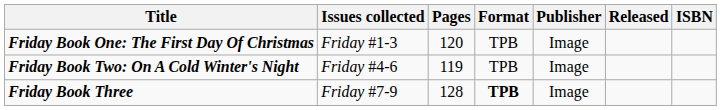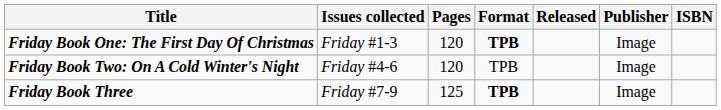columns swapped: (569, 17) <-> (639, 17)
(504, 42) normal -> (504, 42) bold
(451, 67) 119 -> (451, 67) 120
(451, 92) 128 -> (451, 92) 125
